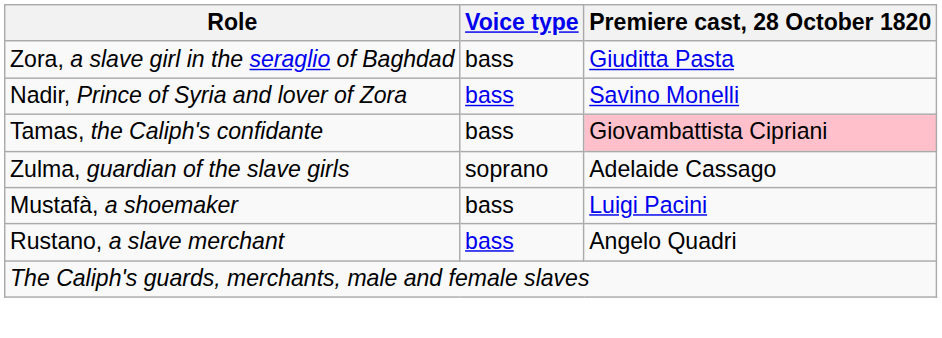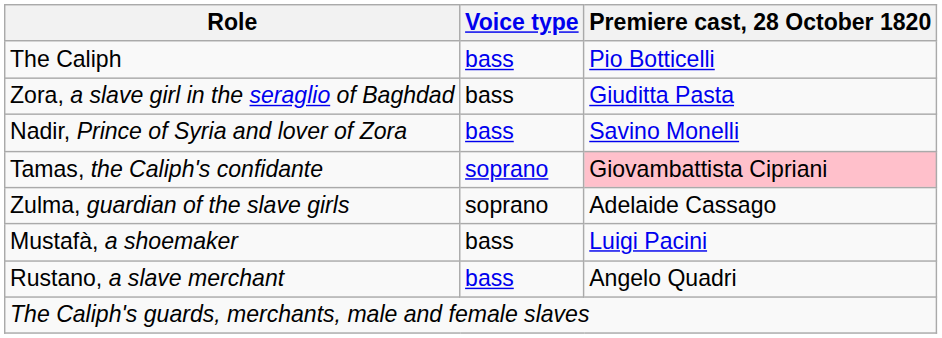+ row: (66, 59)
(489, 132) bass -> (507, 168) soprano
